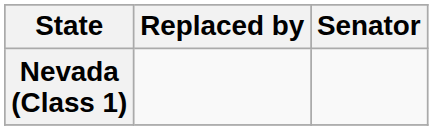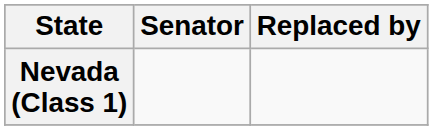columns swapped: (369, 26) <-> (222, 26)
